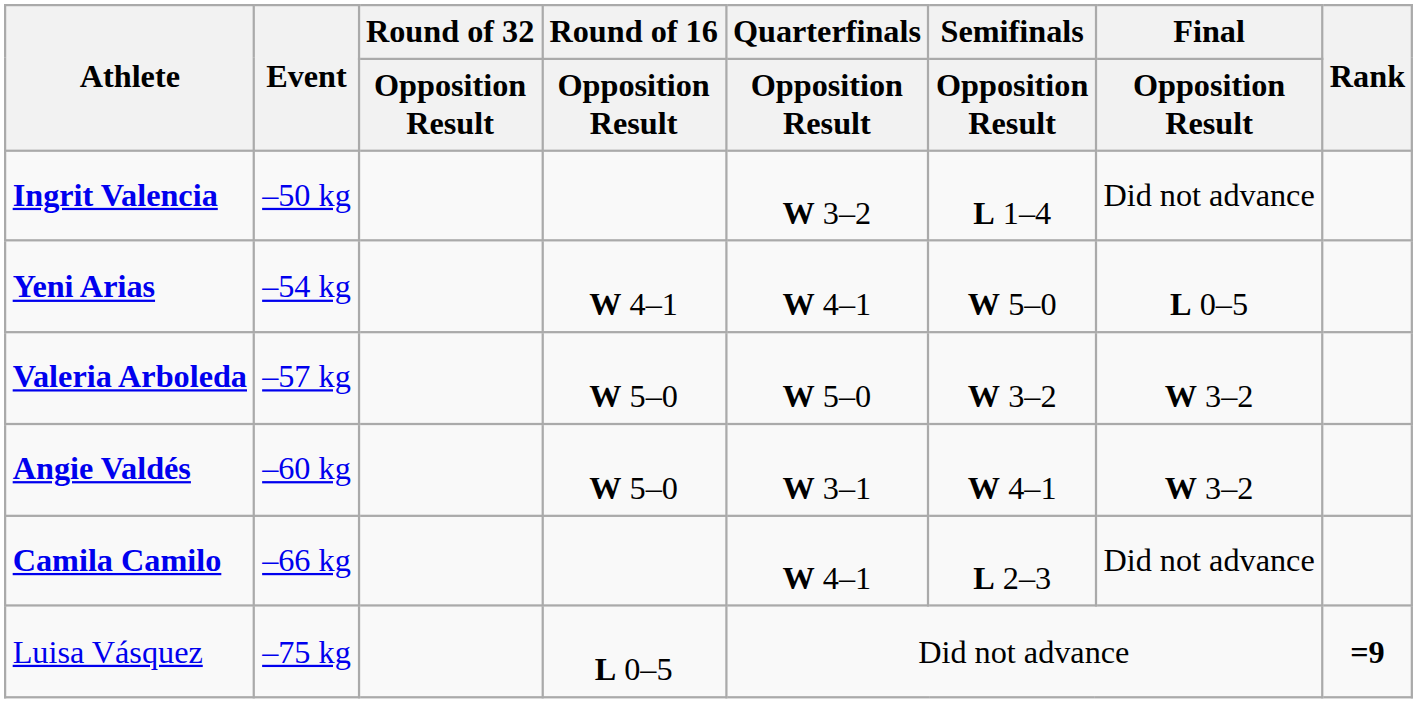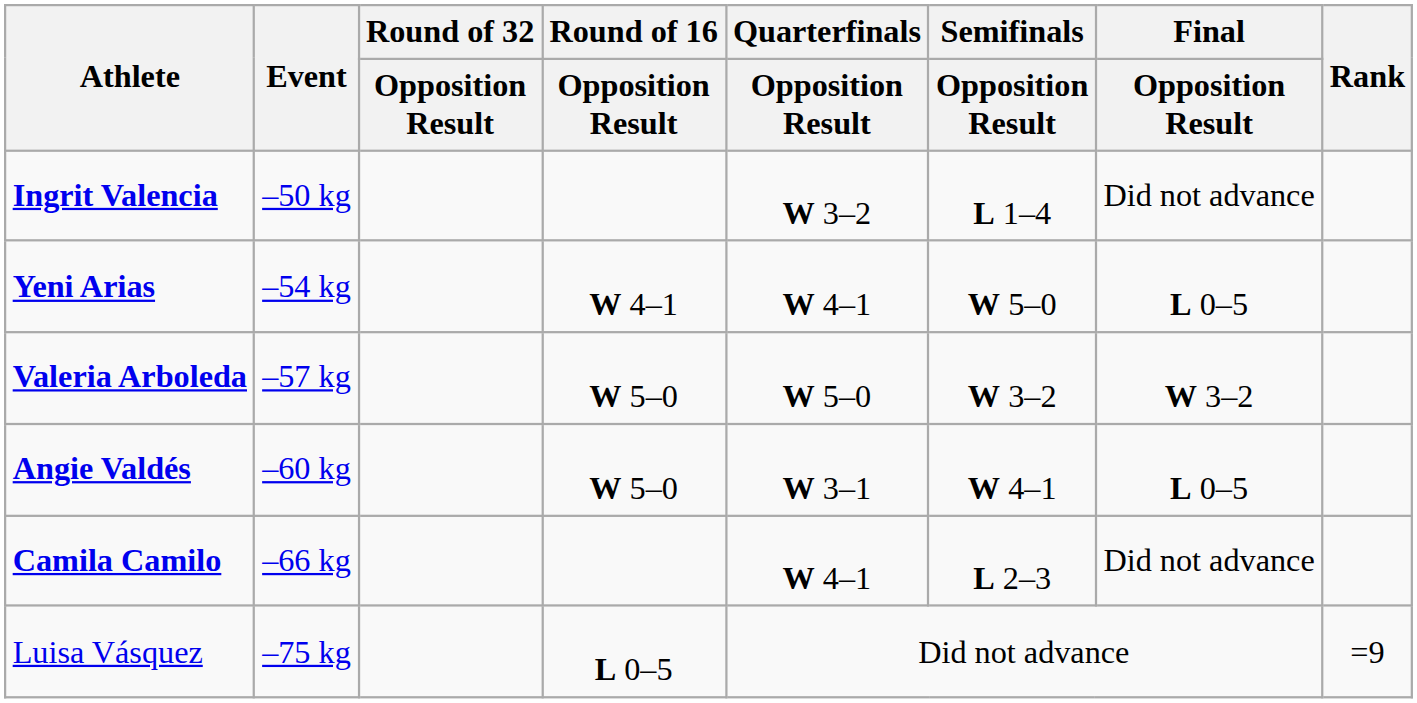(1209, 487) W 3–2 -> (1209, 487) L 0–5
(1367, 651) bold -> (1367, 651) normal
